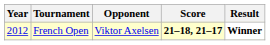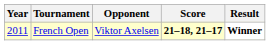(18, 31) 2012 -> (18, 31) 2011
